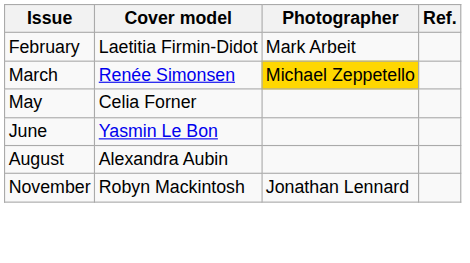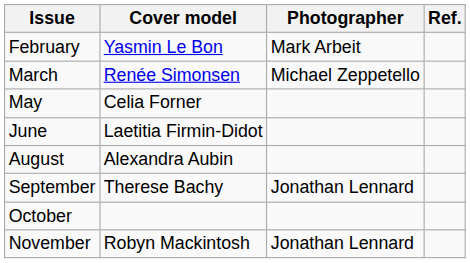(178, 46) Laetitia Firmin-Didot -> (163, 46) Yasmin Le Bon
(340, 74) gold background -> (345, 74) no background
(158, 131) Yasmin Le Bon -> (183, 131) Laetitia Firmin-Didot
+ row: (52, 187)
+ row: (40, 215)
